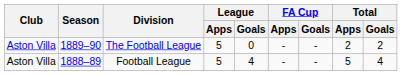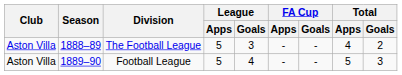(81, 45) 1889–90 -> (81, 45) 1888–89
(251, 45) 0 -> (251, 45) 3
(348, 45) 2 -> (348, 45) 4
(81, 62) 1888–89 -> (81, 62) 1889–90
(380, 62) 4 -> (380, 62) 3
